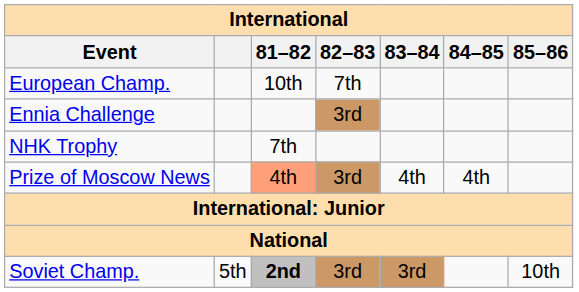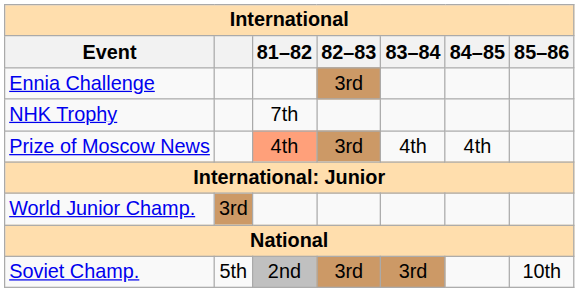- row: (90, 83)
+ row: (102, 209)
(283, 271) bold -> (284, 271) normal
